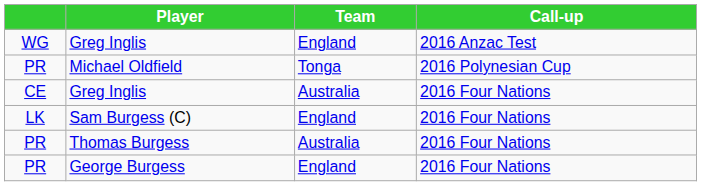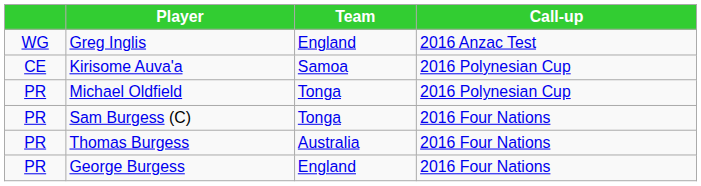+ row: (126, 67)
- row: (108, 92)
(35, 117) LK -> (35, 117) PR
(327, 117) England -> (319, 117) Tonga
